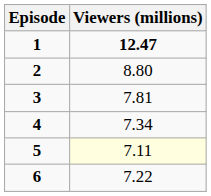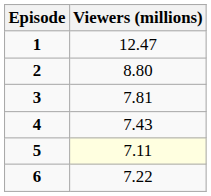(138, 44) bold -> (138, 44) normal
(138, 124) 7.34 -> (138, 124) 7.43
